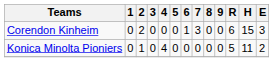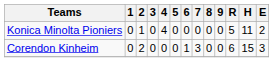rows swapped: (53, 30) <-> (65, 48)
